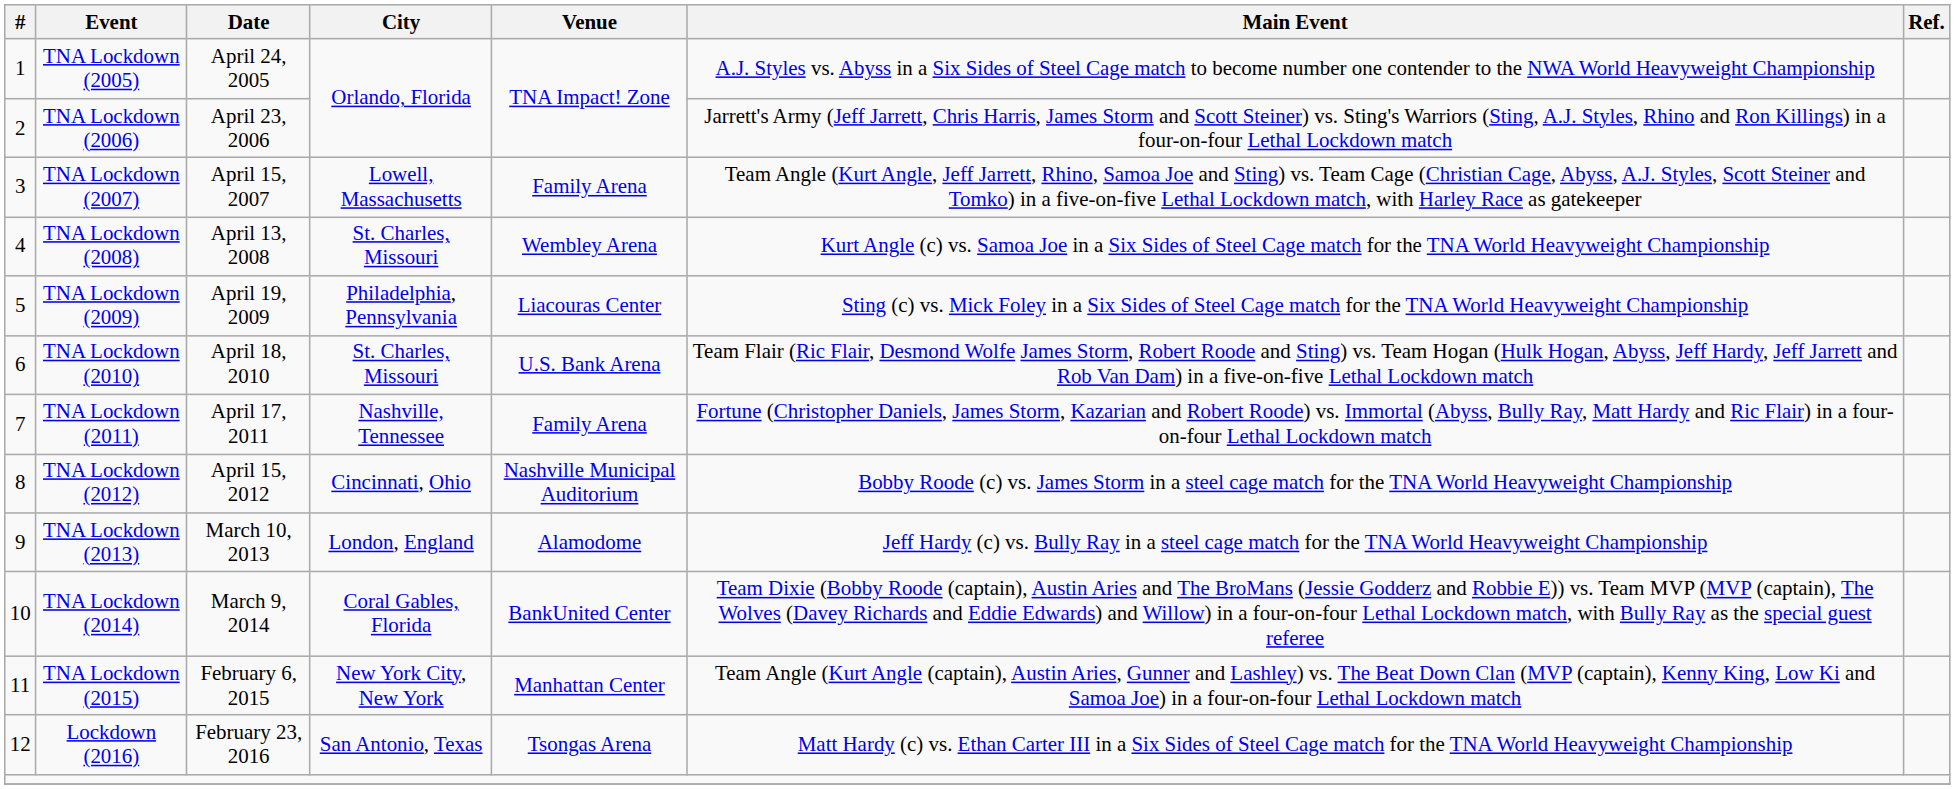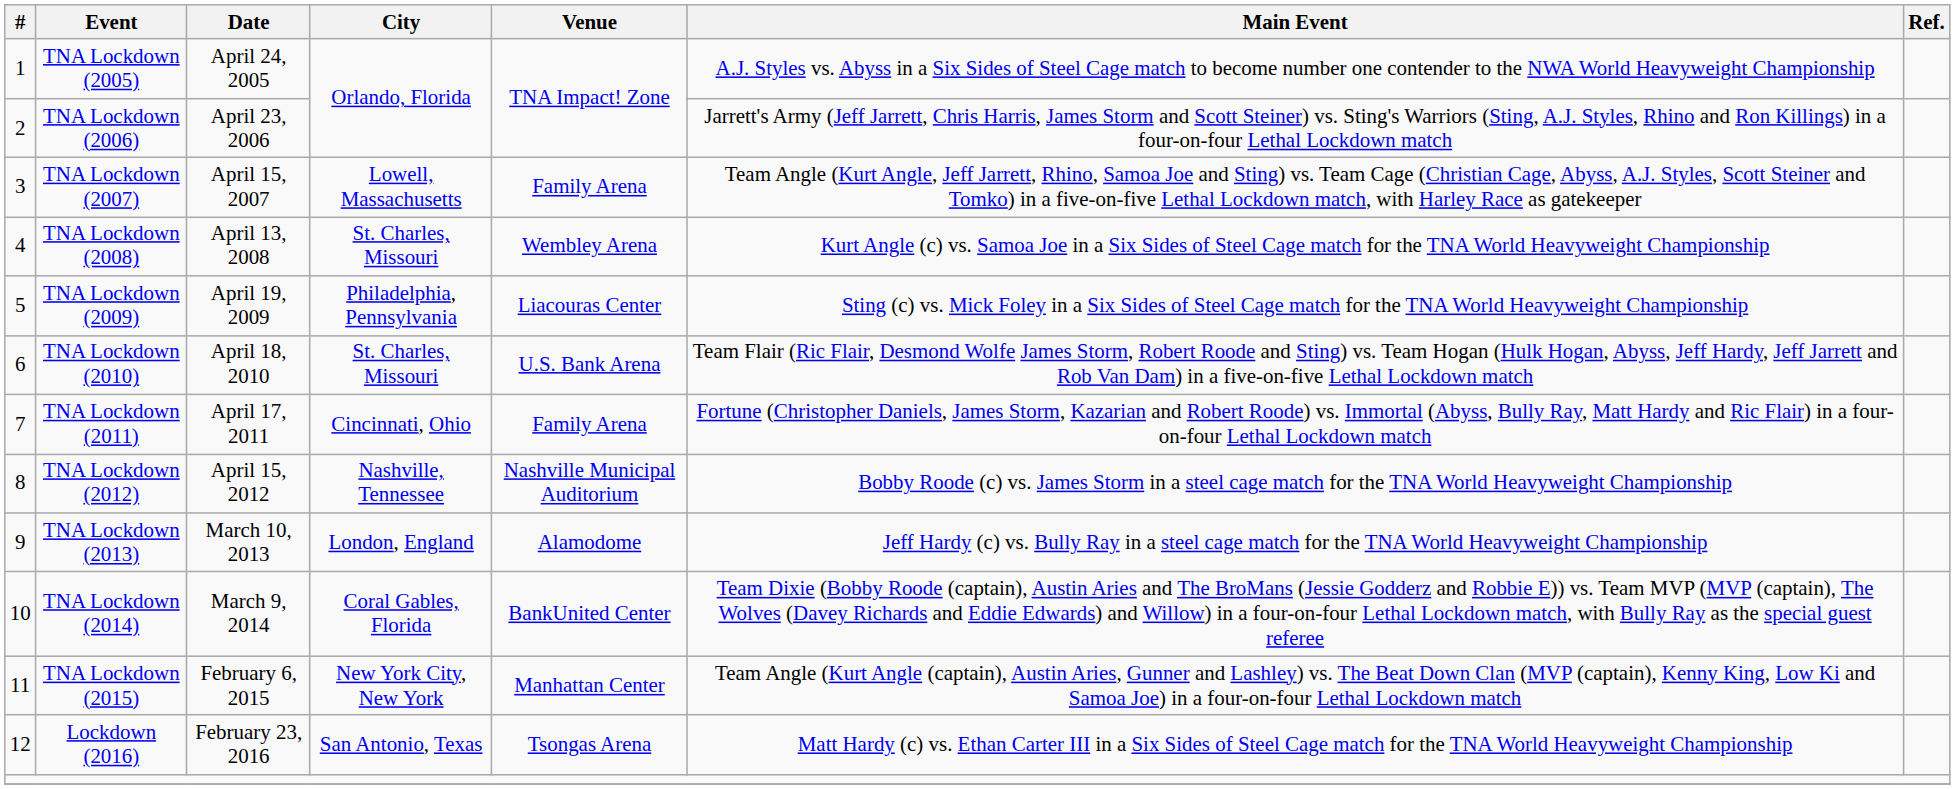(401, 423) Nashville, Tennessee -> (401, 423) Cincinnati, Ohio
(401, 482) Cincinnati, Ohio -> (401, 482) Nashville, Tennessee
